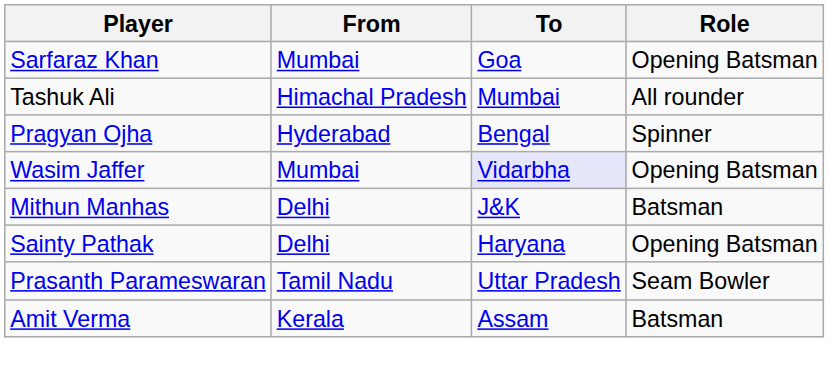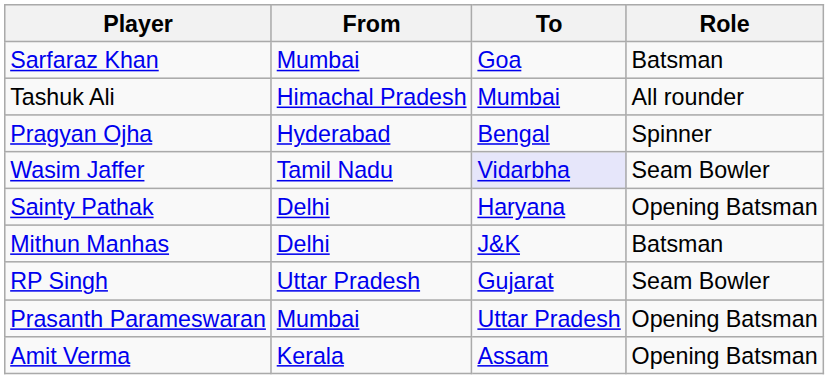(725, 60) Opening Batsman -> (677, 60) Batsman
(318, 171) Mumbai -> (335, 171) Tamil Nadu
(725, 171) Opening Batsman -> (701, 171) Seam Bowler
rows swapped: (82, 244) <-> (90, 207)
+ row: (59, 281)
(335, 281) Tamil Nadu -> (318, 318) Mumbai
(701, 281) Seam Bowler -> (725, 318) Opening Batsman
(677, 318) Batsman -> (725, 355) Opening Batsman
